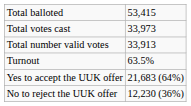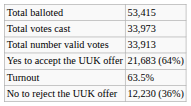rows swapped: (23, 61) <-> (65, 77)
